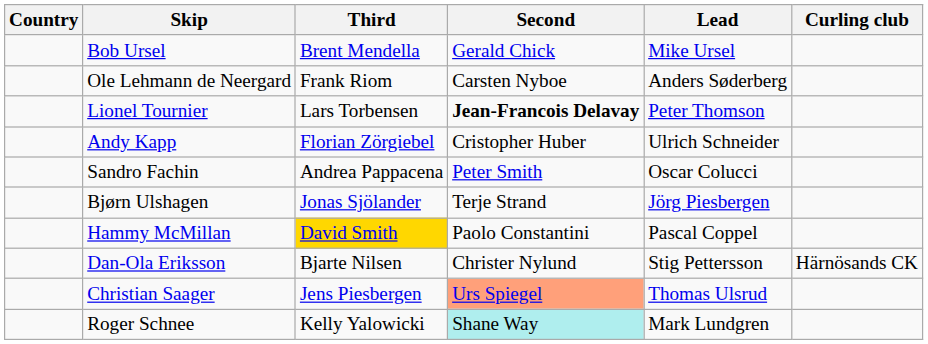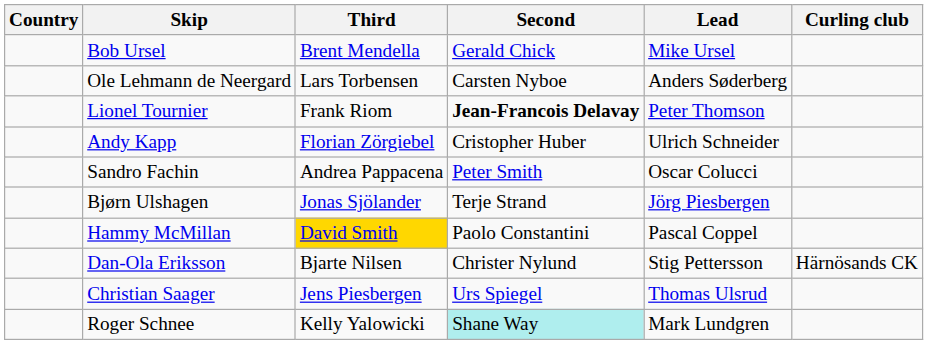(346, 80) Frank Riom -> (359, 80) Lars Torbensen
(359, 111) Lars Torbensen -> (346, 111) Frank Riom
(497, 293) lightsalmon background -> (497, 293) no background
